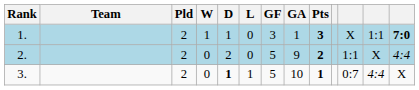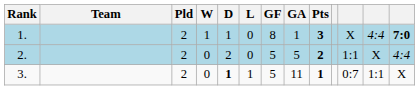(273, 34) 3 -> (273, 34) 8
(376, 34) 1:1 -> (376, 34) 4:4
(297, 54) 9 -> (297, 54) 5
(297, 74) 10 -> (297, 74) 11
(376, 74) 4:4 -> (376, 74) 1:1
